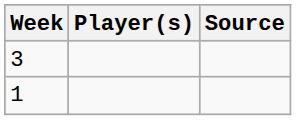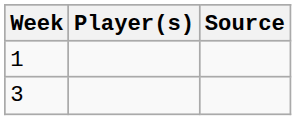rows swapped: (17, 95) <-> (17, 59)
